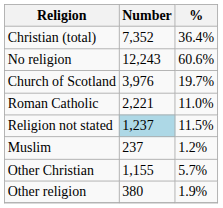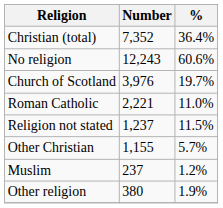(138, 125) lightblue background -> (138, 125) no background
rows swapped: (51, 170) <-> (29, 147)
